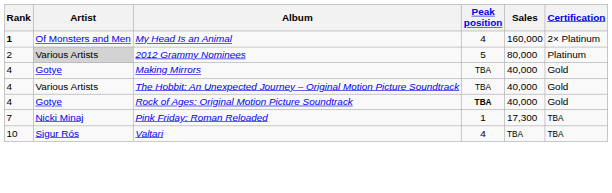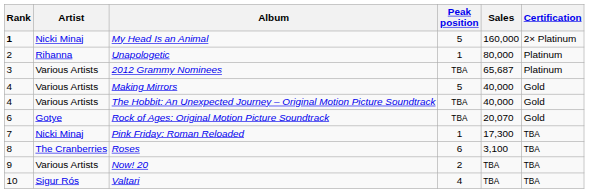(83, 39) Of Monsters and Men -> (59, 39) Nicki Minaj
(483, 39) 4 -> (459, 39) 5
+ row: (141, 54)
(9, 54) 2 -> (9, 70) 3
(67, 54) lightgrey background -> (67, 70) no background
(483, 54) 5 -> (459, 70) TBA
(522, 54) 80,000 -> (498, 70) 65,687
(49, 70) Gotye -> (67, 86) Various Artists
(483, 70) TBA -> (459, 86) 5
(9, 102) 4 -> (9, 117) 6
(483, 102) bold -> (459, 117) normal
(522, 102) 40,000 -> (498, 117) 20,070
+ row: (126, 149)
+ row: (130, 165)
